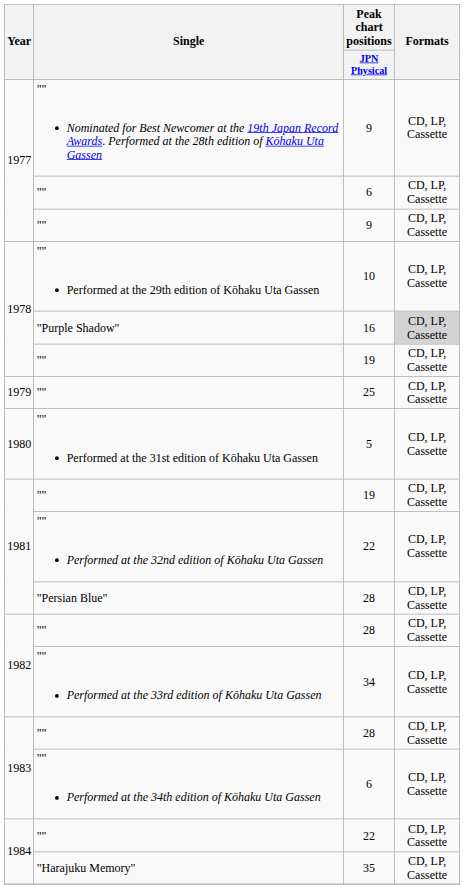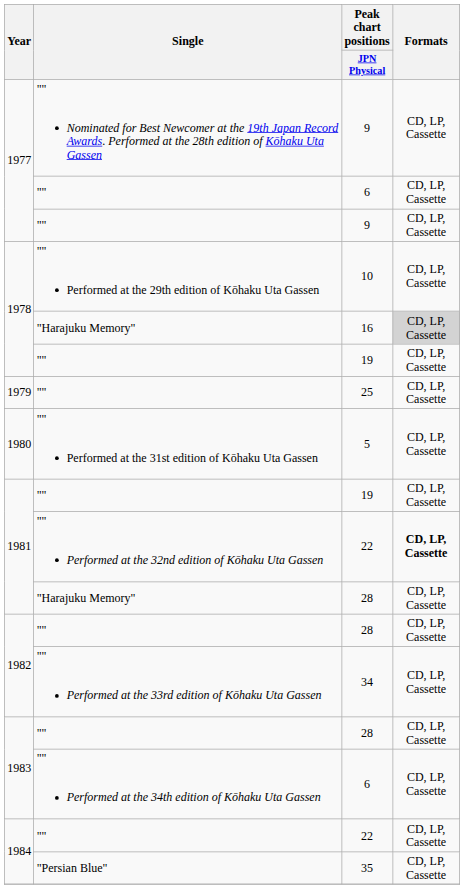(78, 327) "Purple Shadow" -> (86, 327) "Harajuku Memory"
(427, 546) normal -> (426, 546) bold
(72, 597) "Persian Blue" -> (86, 597) "Harajuku Memory"
(86, 868) "Harajuku Memory" -> (72, 868) "Persian Blue"
